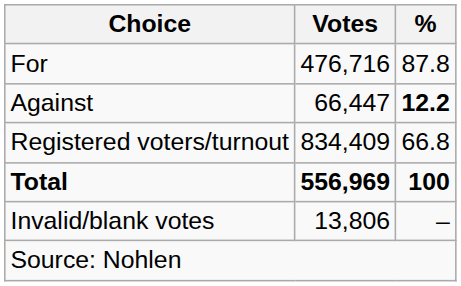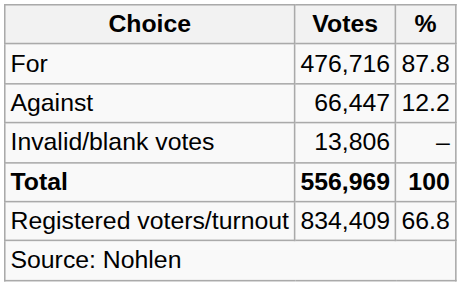(426, 102) bold -> (426, 102) normal
rows swapped: (113, 220) <-> (150, 142)
